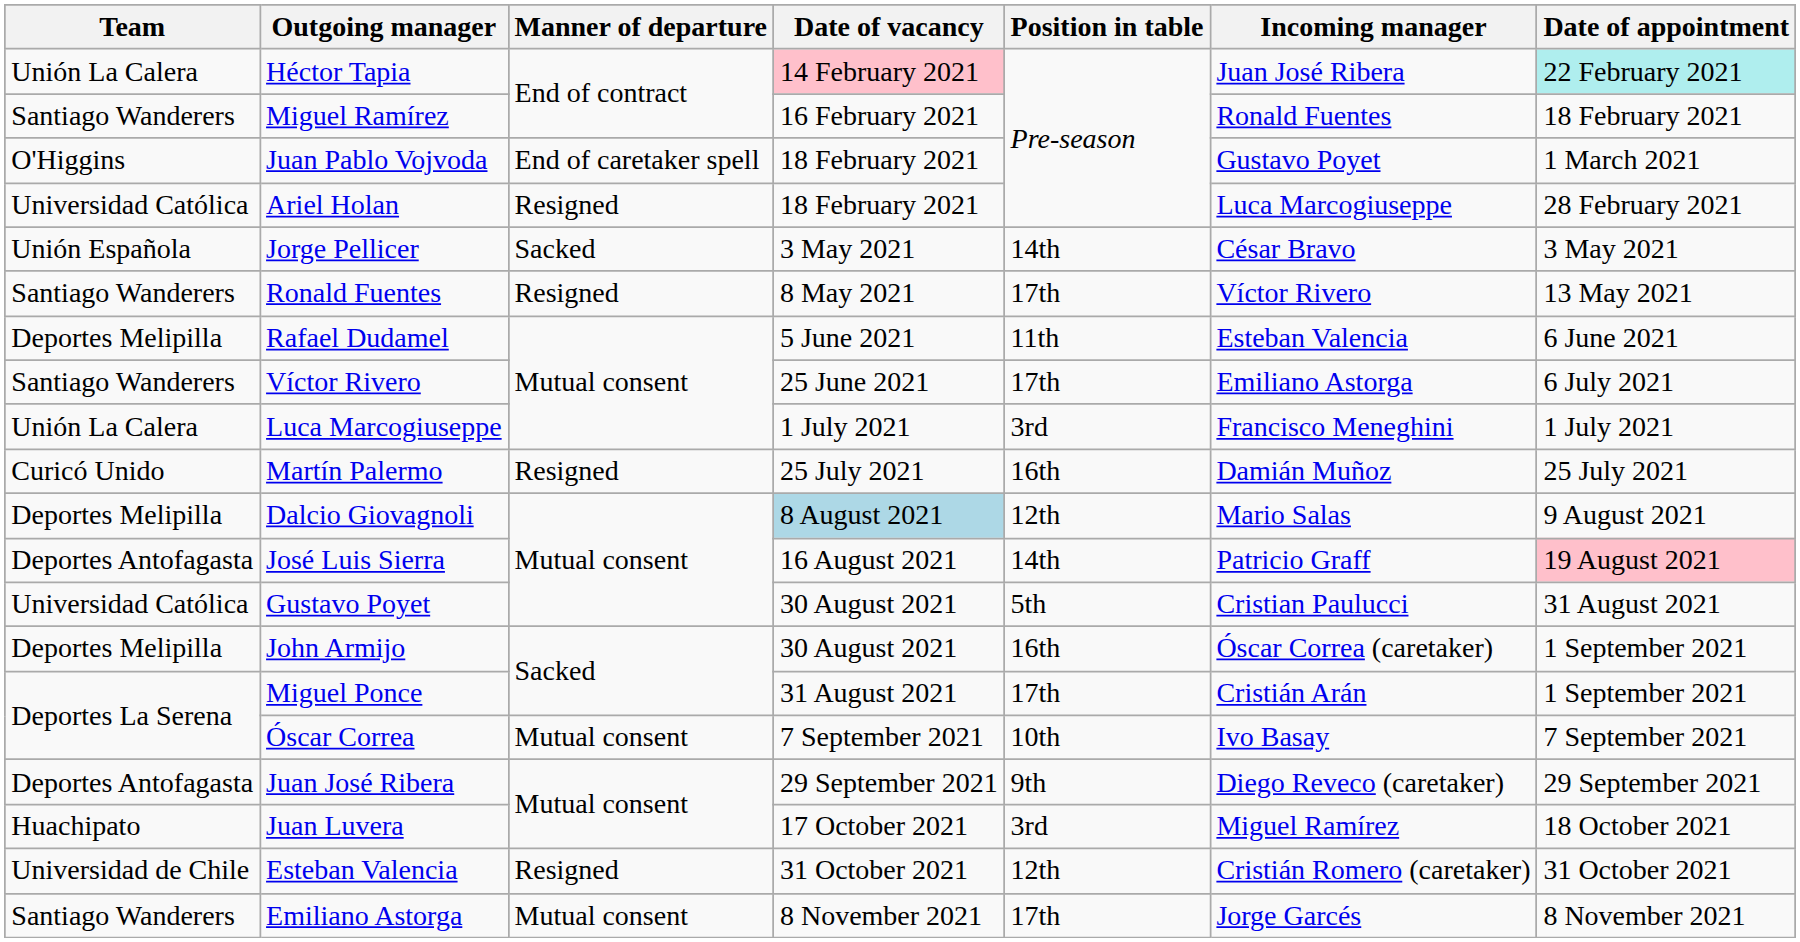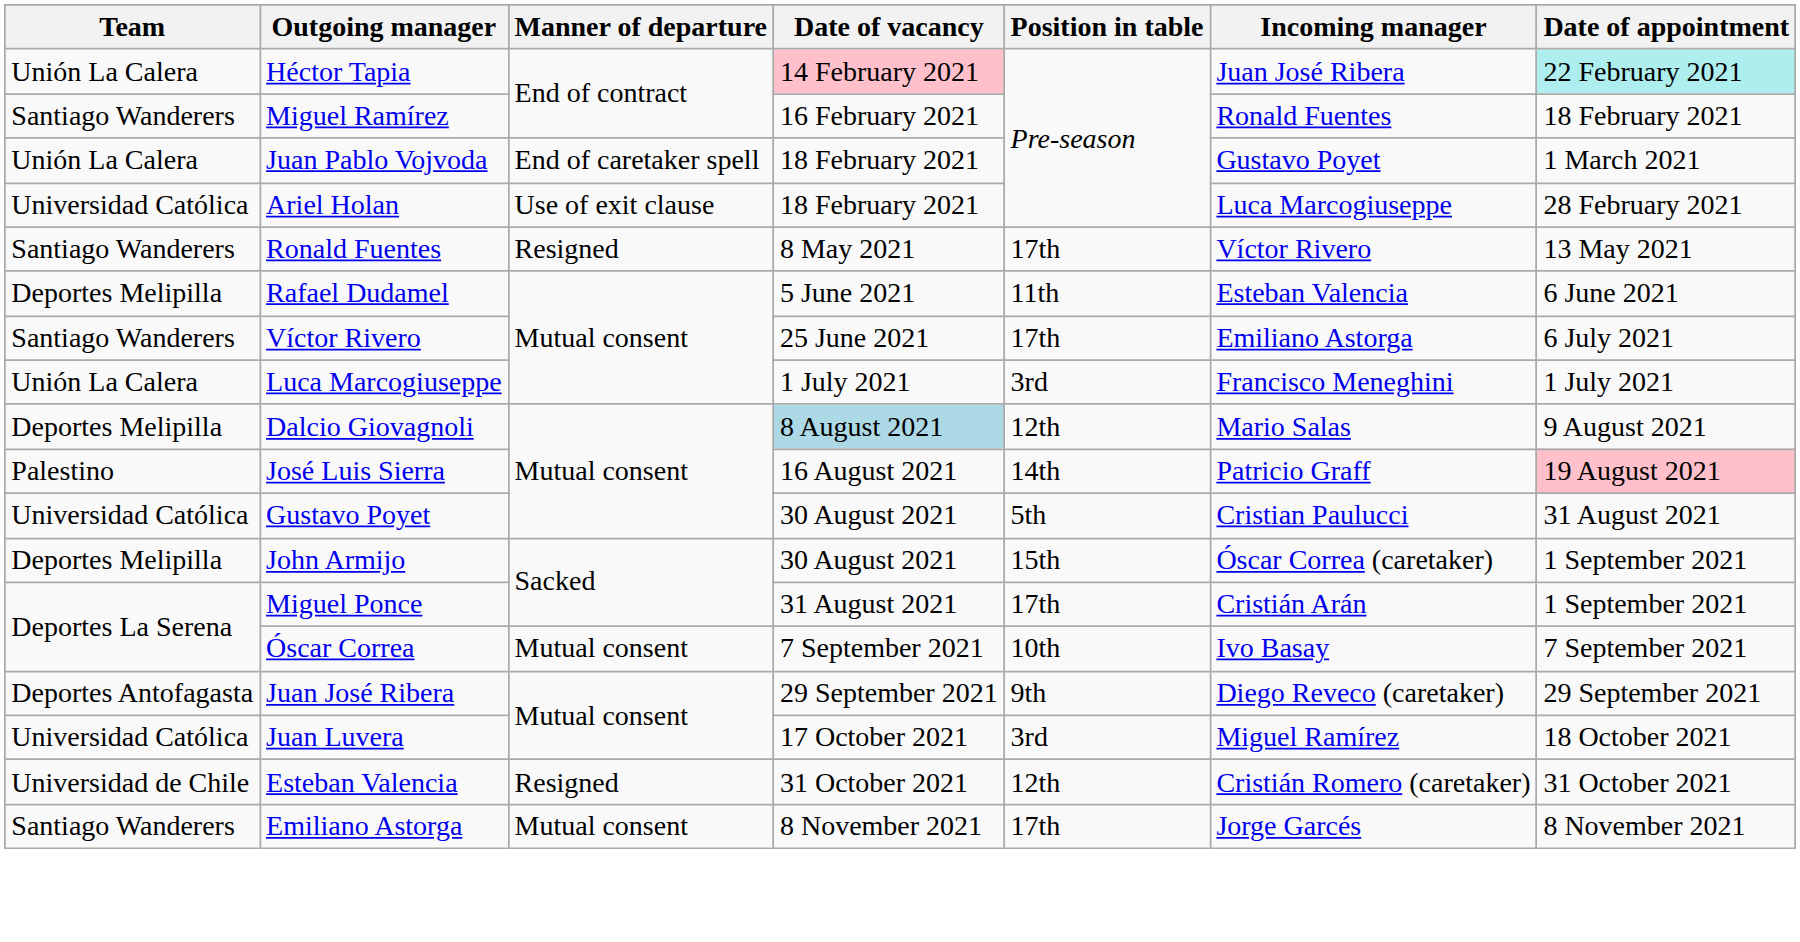(68, 159) O'Higgins -> (105, 159) Unión La Calera
(567, 204) Resigned -> (614, 204) Use of exit clause
- row: (342, 248)
- row: (354, 470)
(132, 559) Deportes Antofagasta -> (63, 470) Palestino
(1035, 648) 16th -> (1035, 559) 15th
(76, 826) Huachipato -> (130, 737) Universidad Católica
